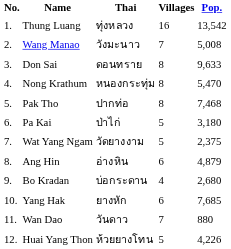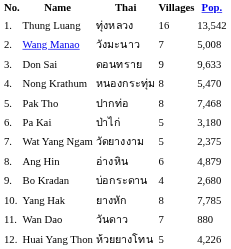(161, 64) 8 -> (161, 64) 9
(161, 200) 6 -> (161, 200) 8
(209, 200) 7,685 -> (209, 200) 7,785
